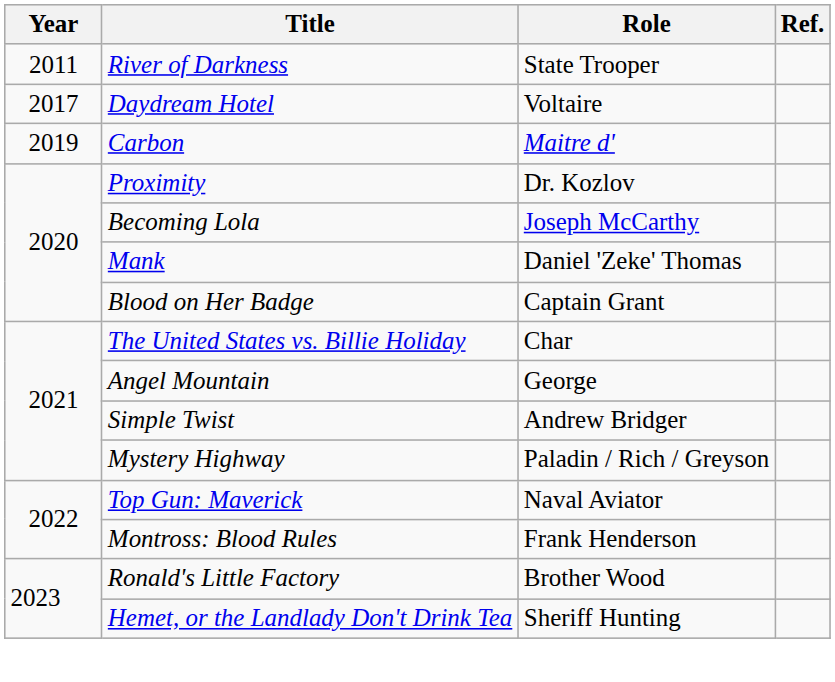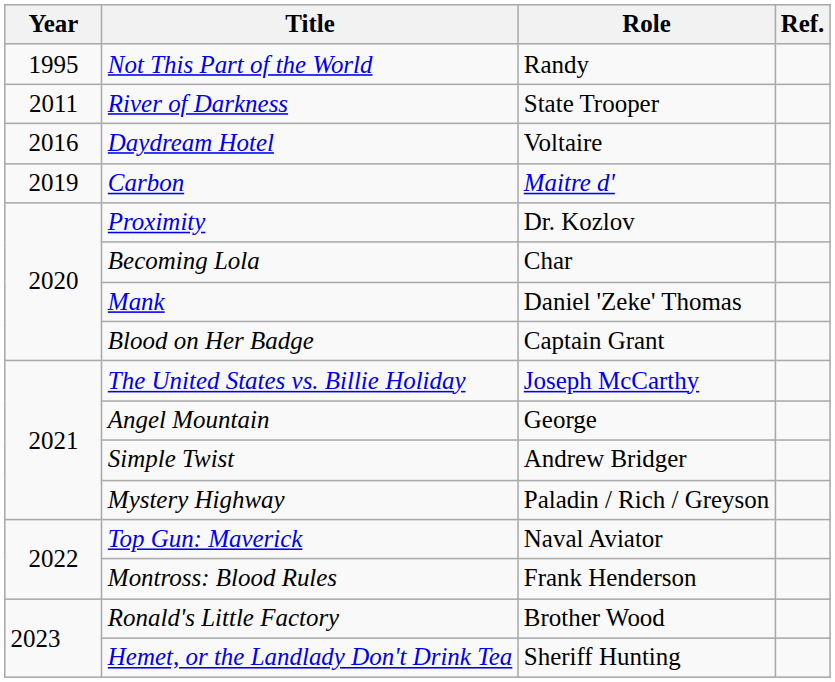+ row: (240, 63)
(53, 103) 2017 -> (53, 143) 2016
(611, 222) Joseph McCarthy -> (548, 261) Char
(548, 340) Char -> (611, 380) Joseph McCarthy
